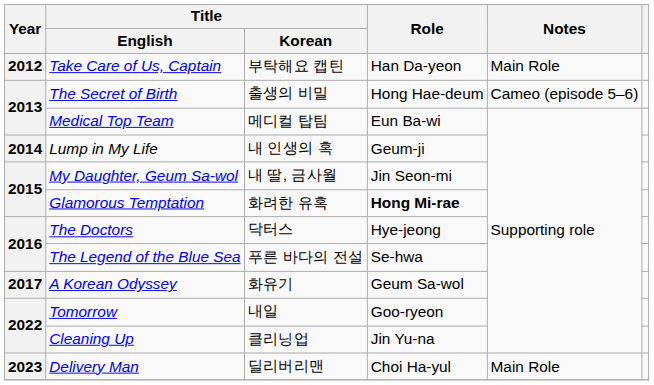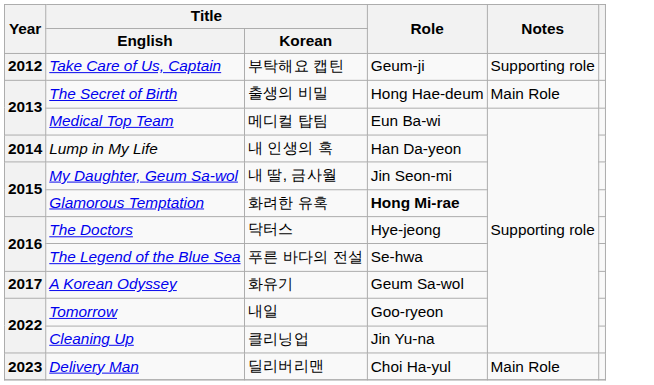(416, 66) Han Da-yeon -> (398, 66) Geum-ji
(525, 66) Main Role -> (543, 66) Supporting role
(564, 94) Cameo (episode 5–6) -> (525, 94) Main Role
(398, 148) Geum-ji -> (416, 148) Han Da-yeon
